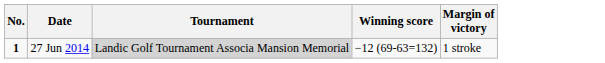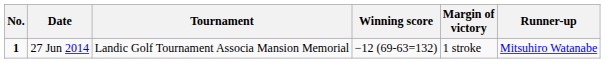+ column: (549, 21)
(222, 48) lightgrey background -> (222, 48) no background
